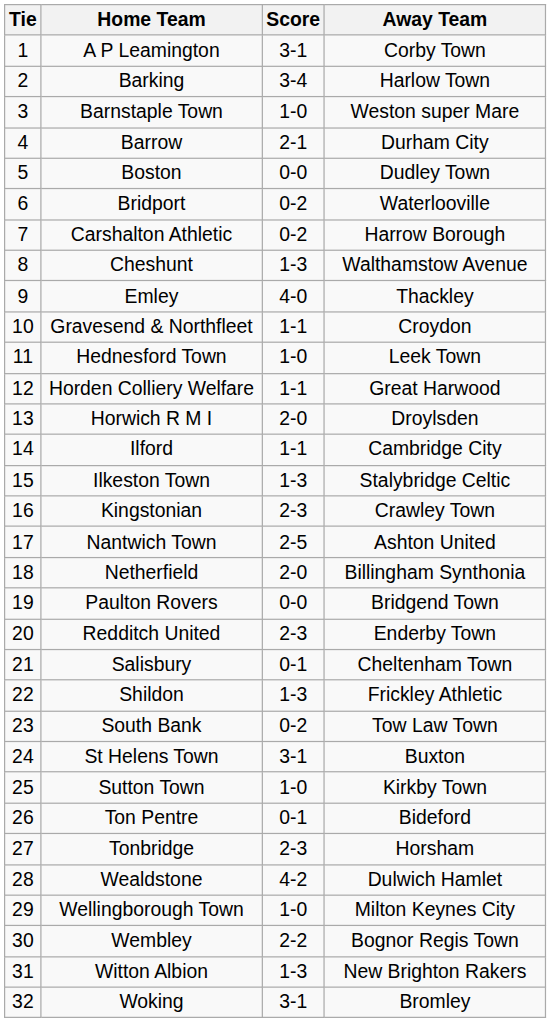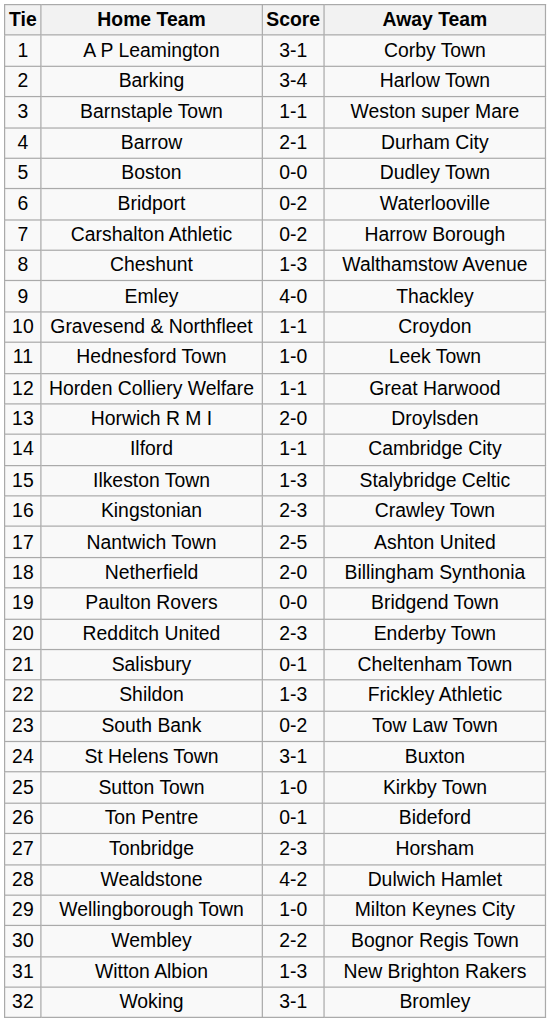(293, 111) 1-0 -> (293, 111) 1-1
